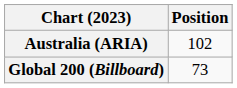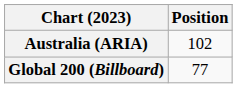(200, 69) 73 -> (200, 69) 77
